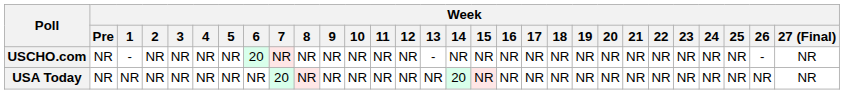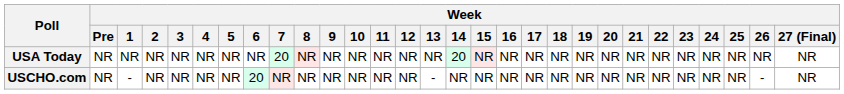rows swapped: (47, 57) <-> (47, 78)
